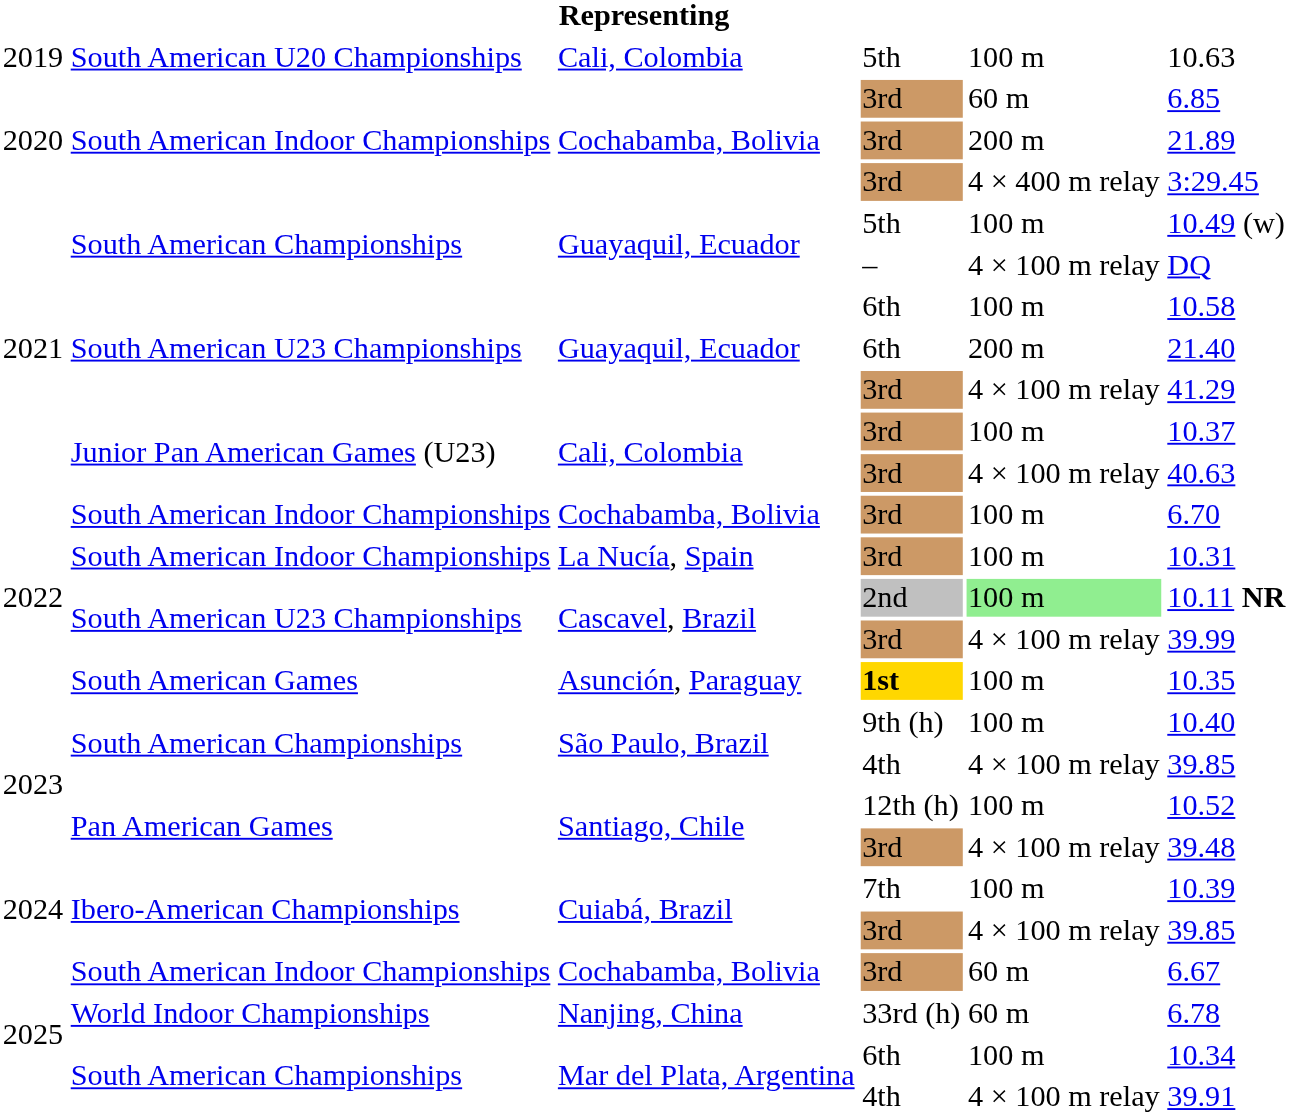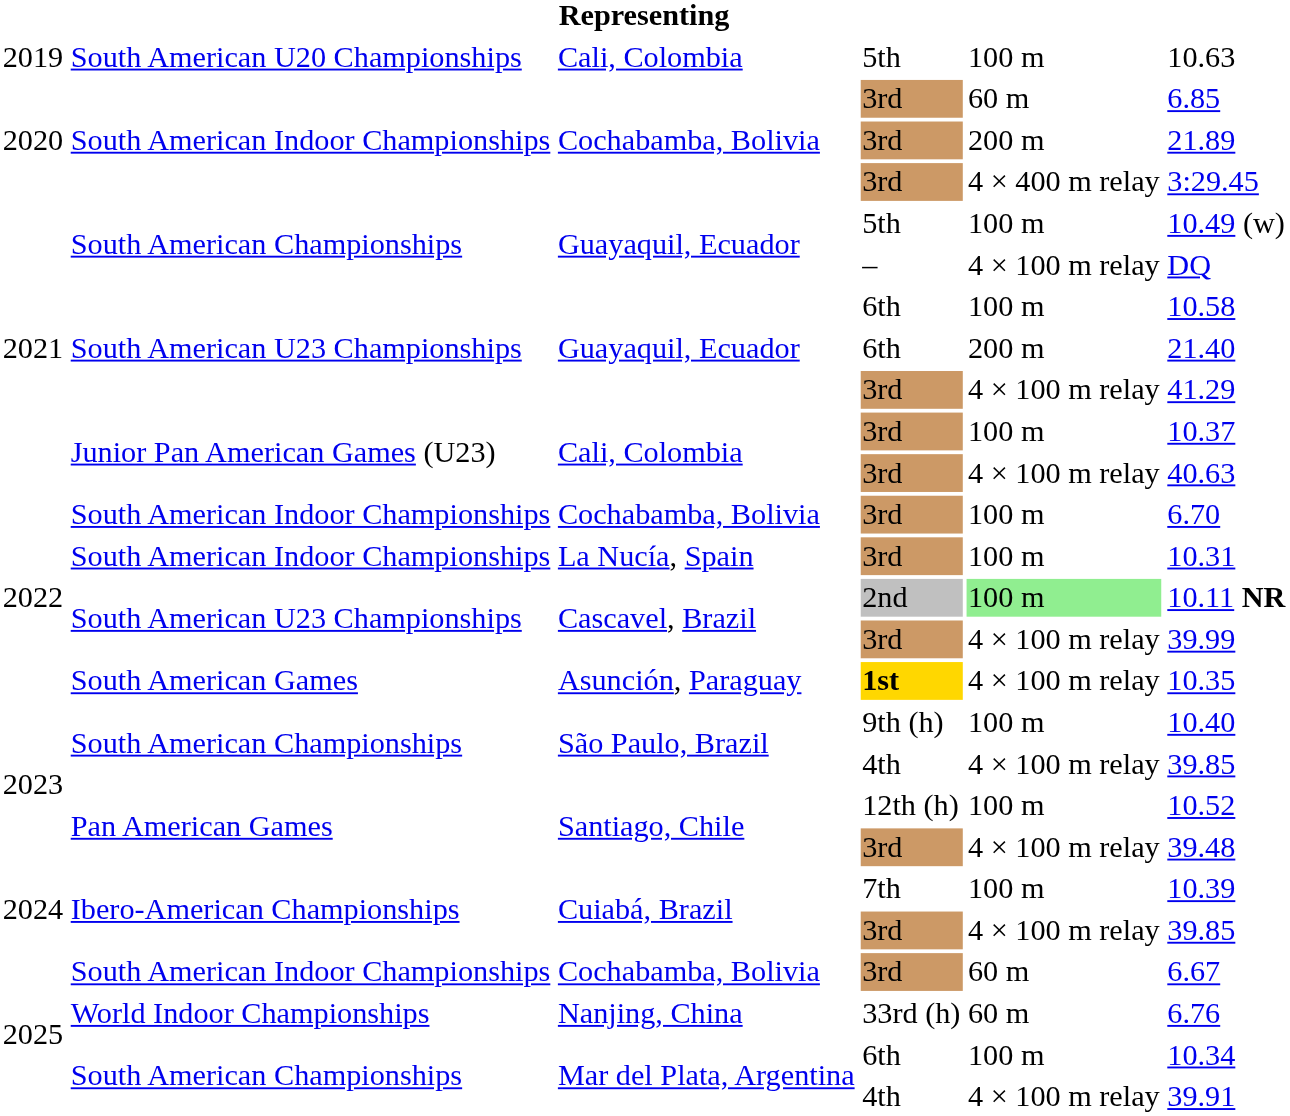(1006, 680) 100 m -> (1064, 680) 4 × 100 m relay
(1194, 1013) 6.78 -> (1194, 1013) 6.76
